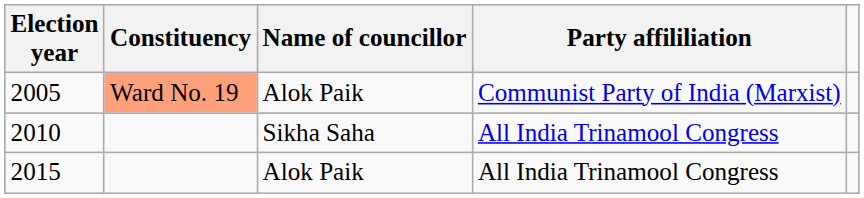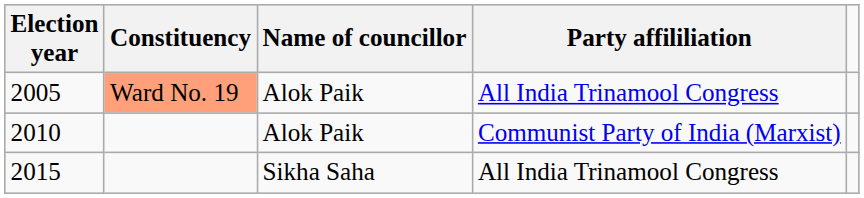(659, 92) Communist Party of India (Marxist) -> (628, 92) All India Trinamool Congress
(319, 132) Sikha Saha -> (313, 132) Alok Paik
(628, 132) All India Trinamool Congress -> (659, 132) Communist Party of India (Marxist)
(313, 172) Alok Paik -> (319, 172) Sikha Saha
